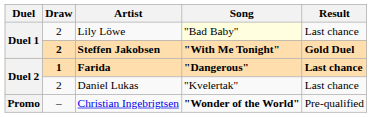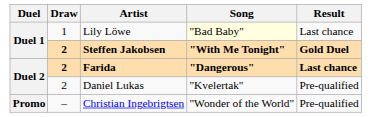(59, 31) 2 -> (64, 31) 1
(59, 67) 1 -> (64, 67) 2
(332, 85) Last chance -> (329, 85) Pre-qualified
(242, 103) bold -> (242, 103) normal
